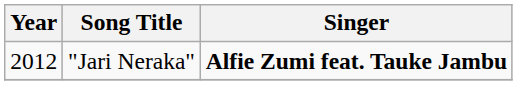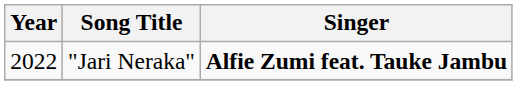(34, 60) 2012 -> (34, 60) 2022
